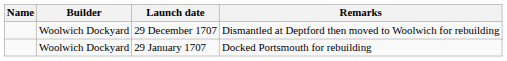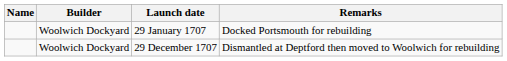rows swapped: (170, 47) <-> (176, 30)
